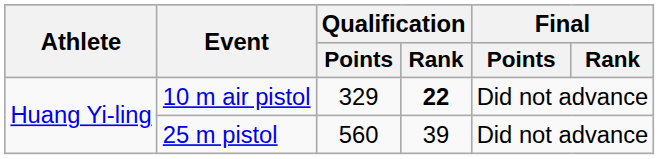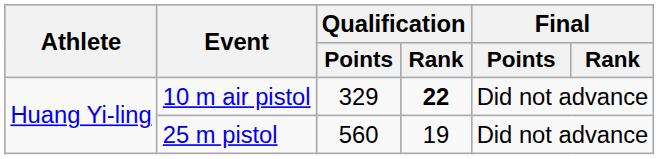(436, 134) 39 -> (436, 134) 19
